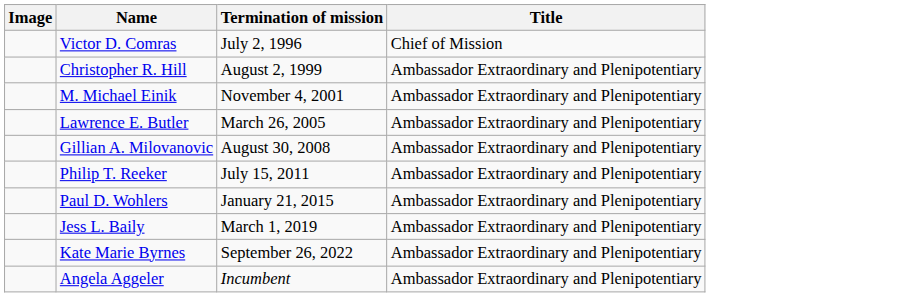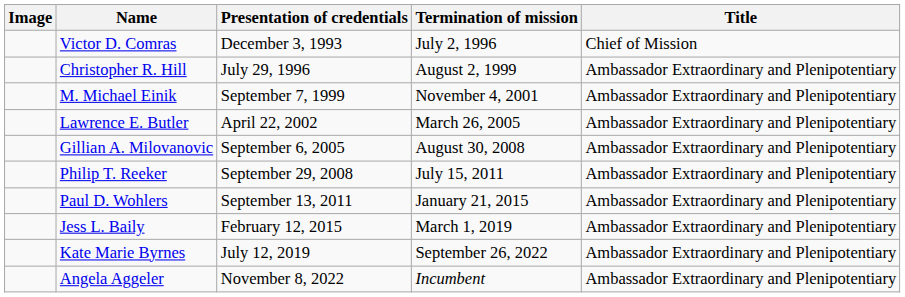+ column: (314, 17)
